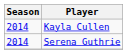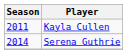(17, 27) 2014 -> (17, 27) 2011
